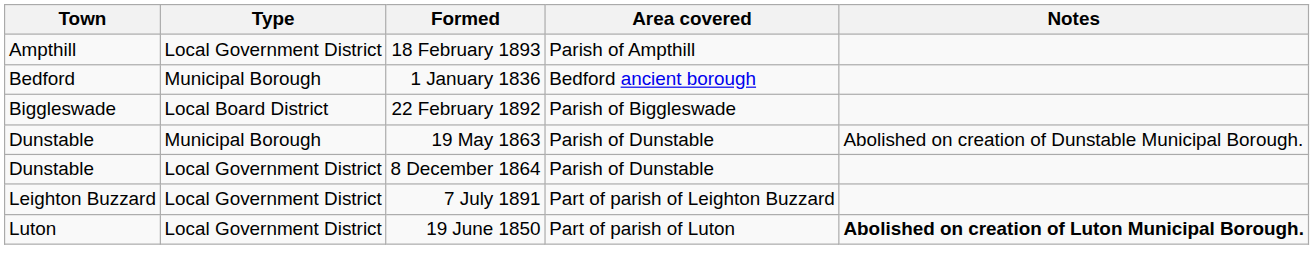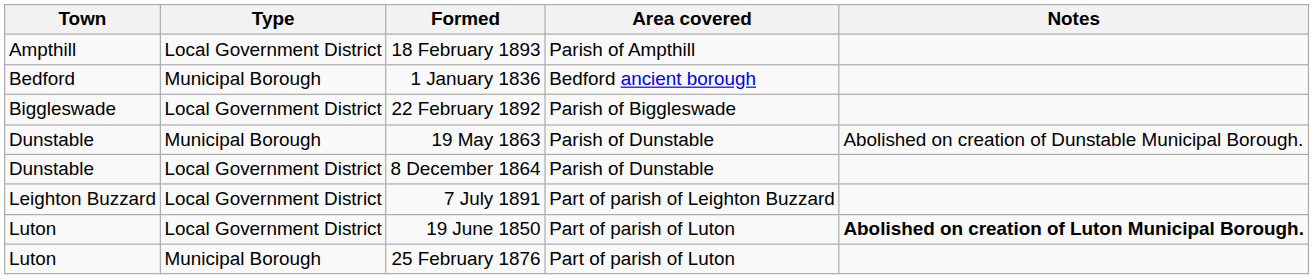(246, 109) Local Board District -> (273, 109) Local Government District
+ row: (466, 259)
